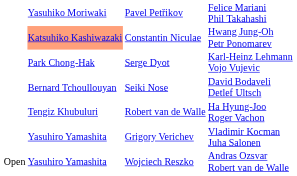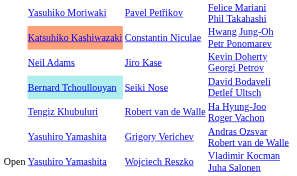- row: (147, 62)
+ row: (143, 62)
(72, 87) no background -> (72, 87) paleturquoise background
(244, 137) Vladimir Kocman Juha Salonen -> (249, 137) Andras Ozsvar Robert van de Walle
(249, 162) Andras Ozsvar Robert van de Walle -> (244, 162) Vladimir Kocman Juha Salonen
